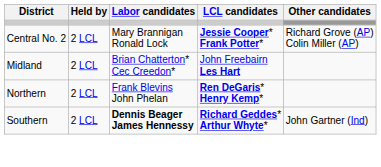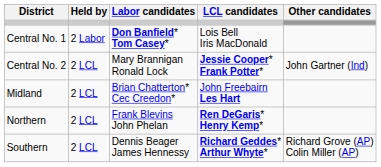+ row: (36, 38)
(330, 38) Richard Grove (AP) Colin Miller (AP) -> (327, 66) John Gartner (Ind)
(153, 120) bold -> (150, 148) normal
(327, 120) John Gartner (Ind) -> (330, 148) Richard Grove (AP) Colin Miller (AP)
